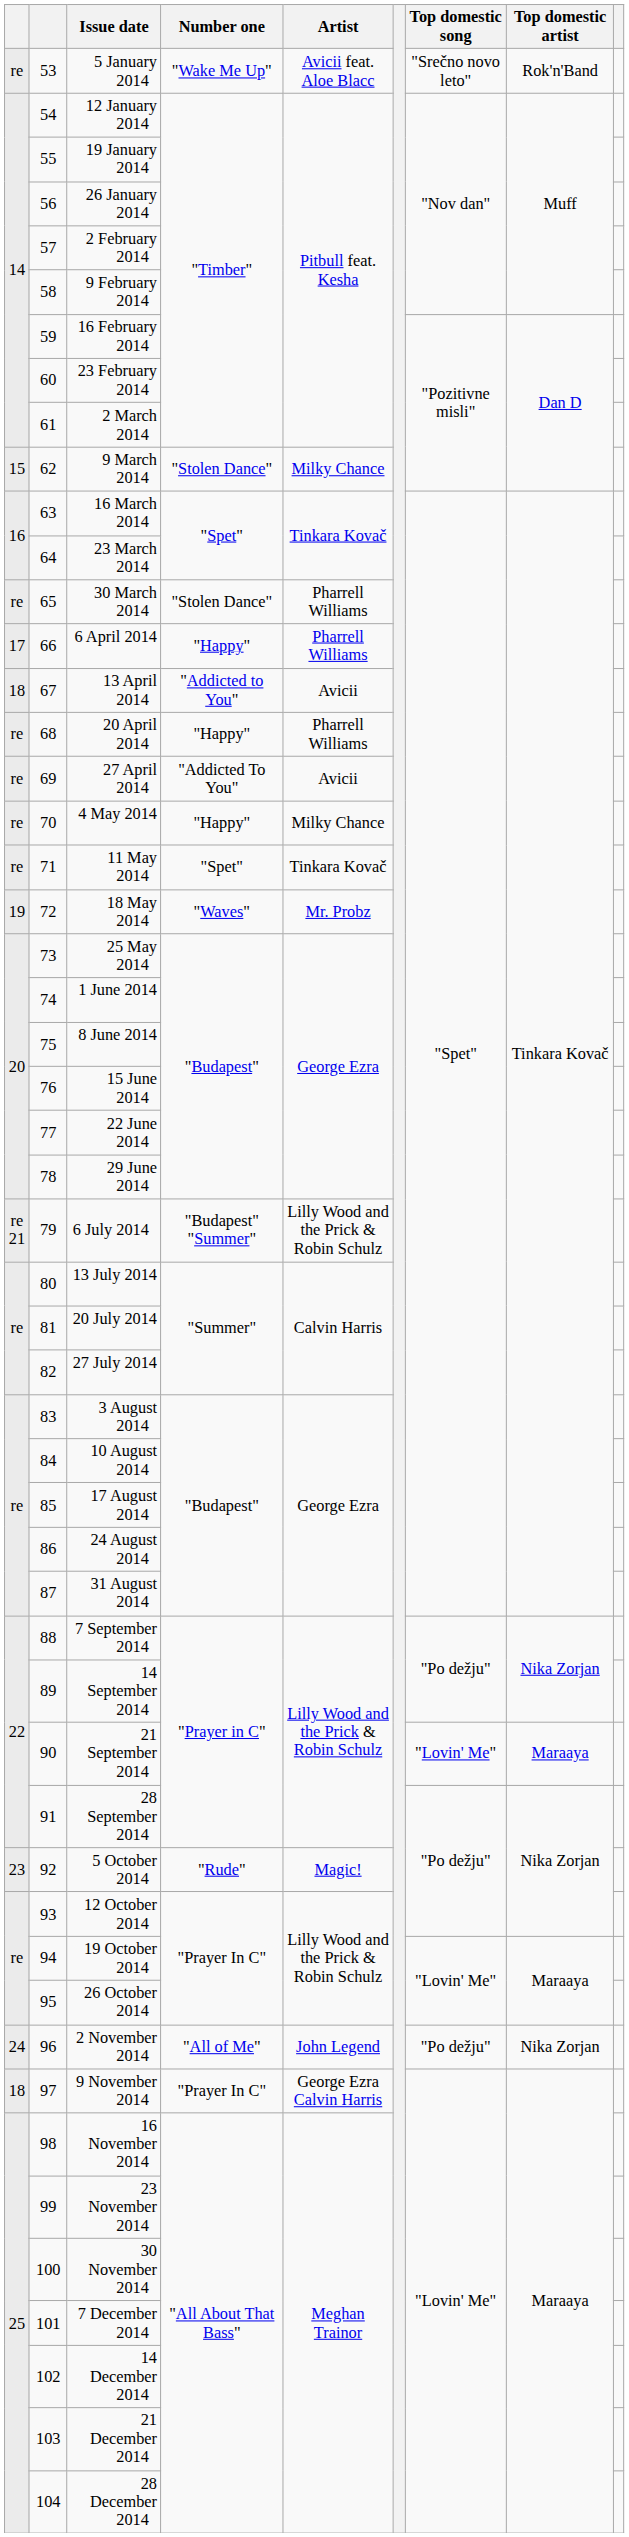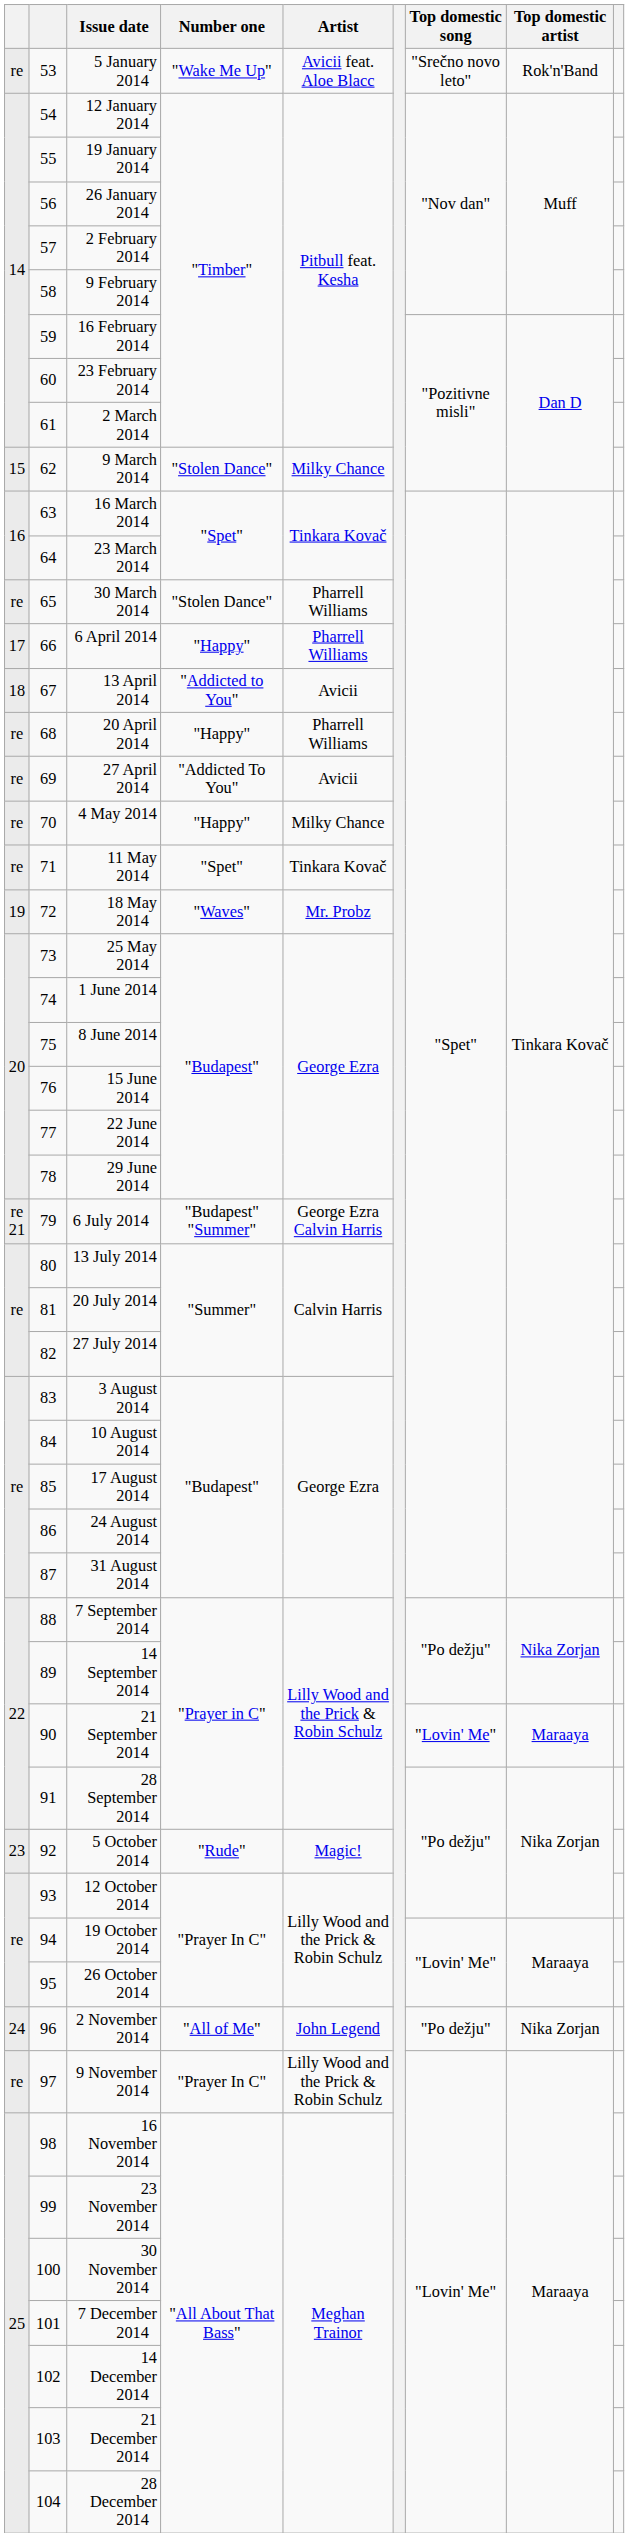(338, 1230) Lilly Wood and the Prick & Robin Schulz -> (338, 1221) George Ezra Calvin Harris
(17, 2090) 18 -> (17, 2081) re
(338, 2090) George Ezra Calvin Harris -> (338, 2081) Lilly Wood and the Prick & Robin Schulz
